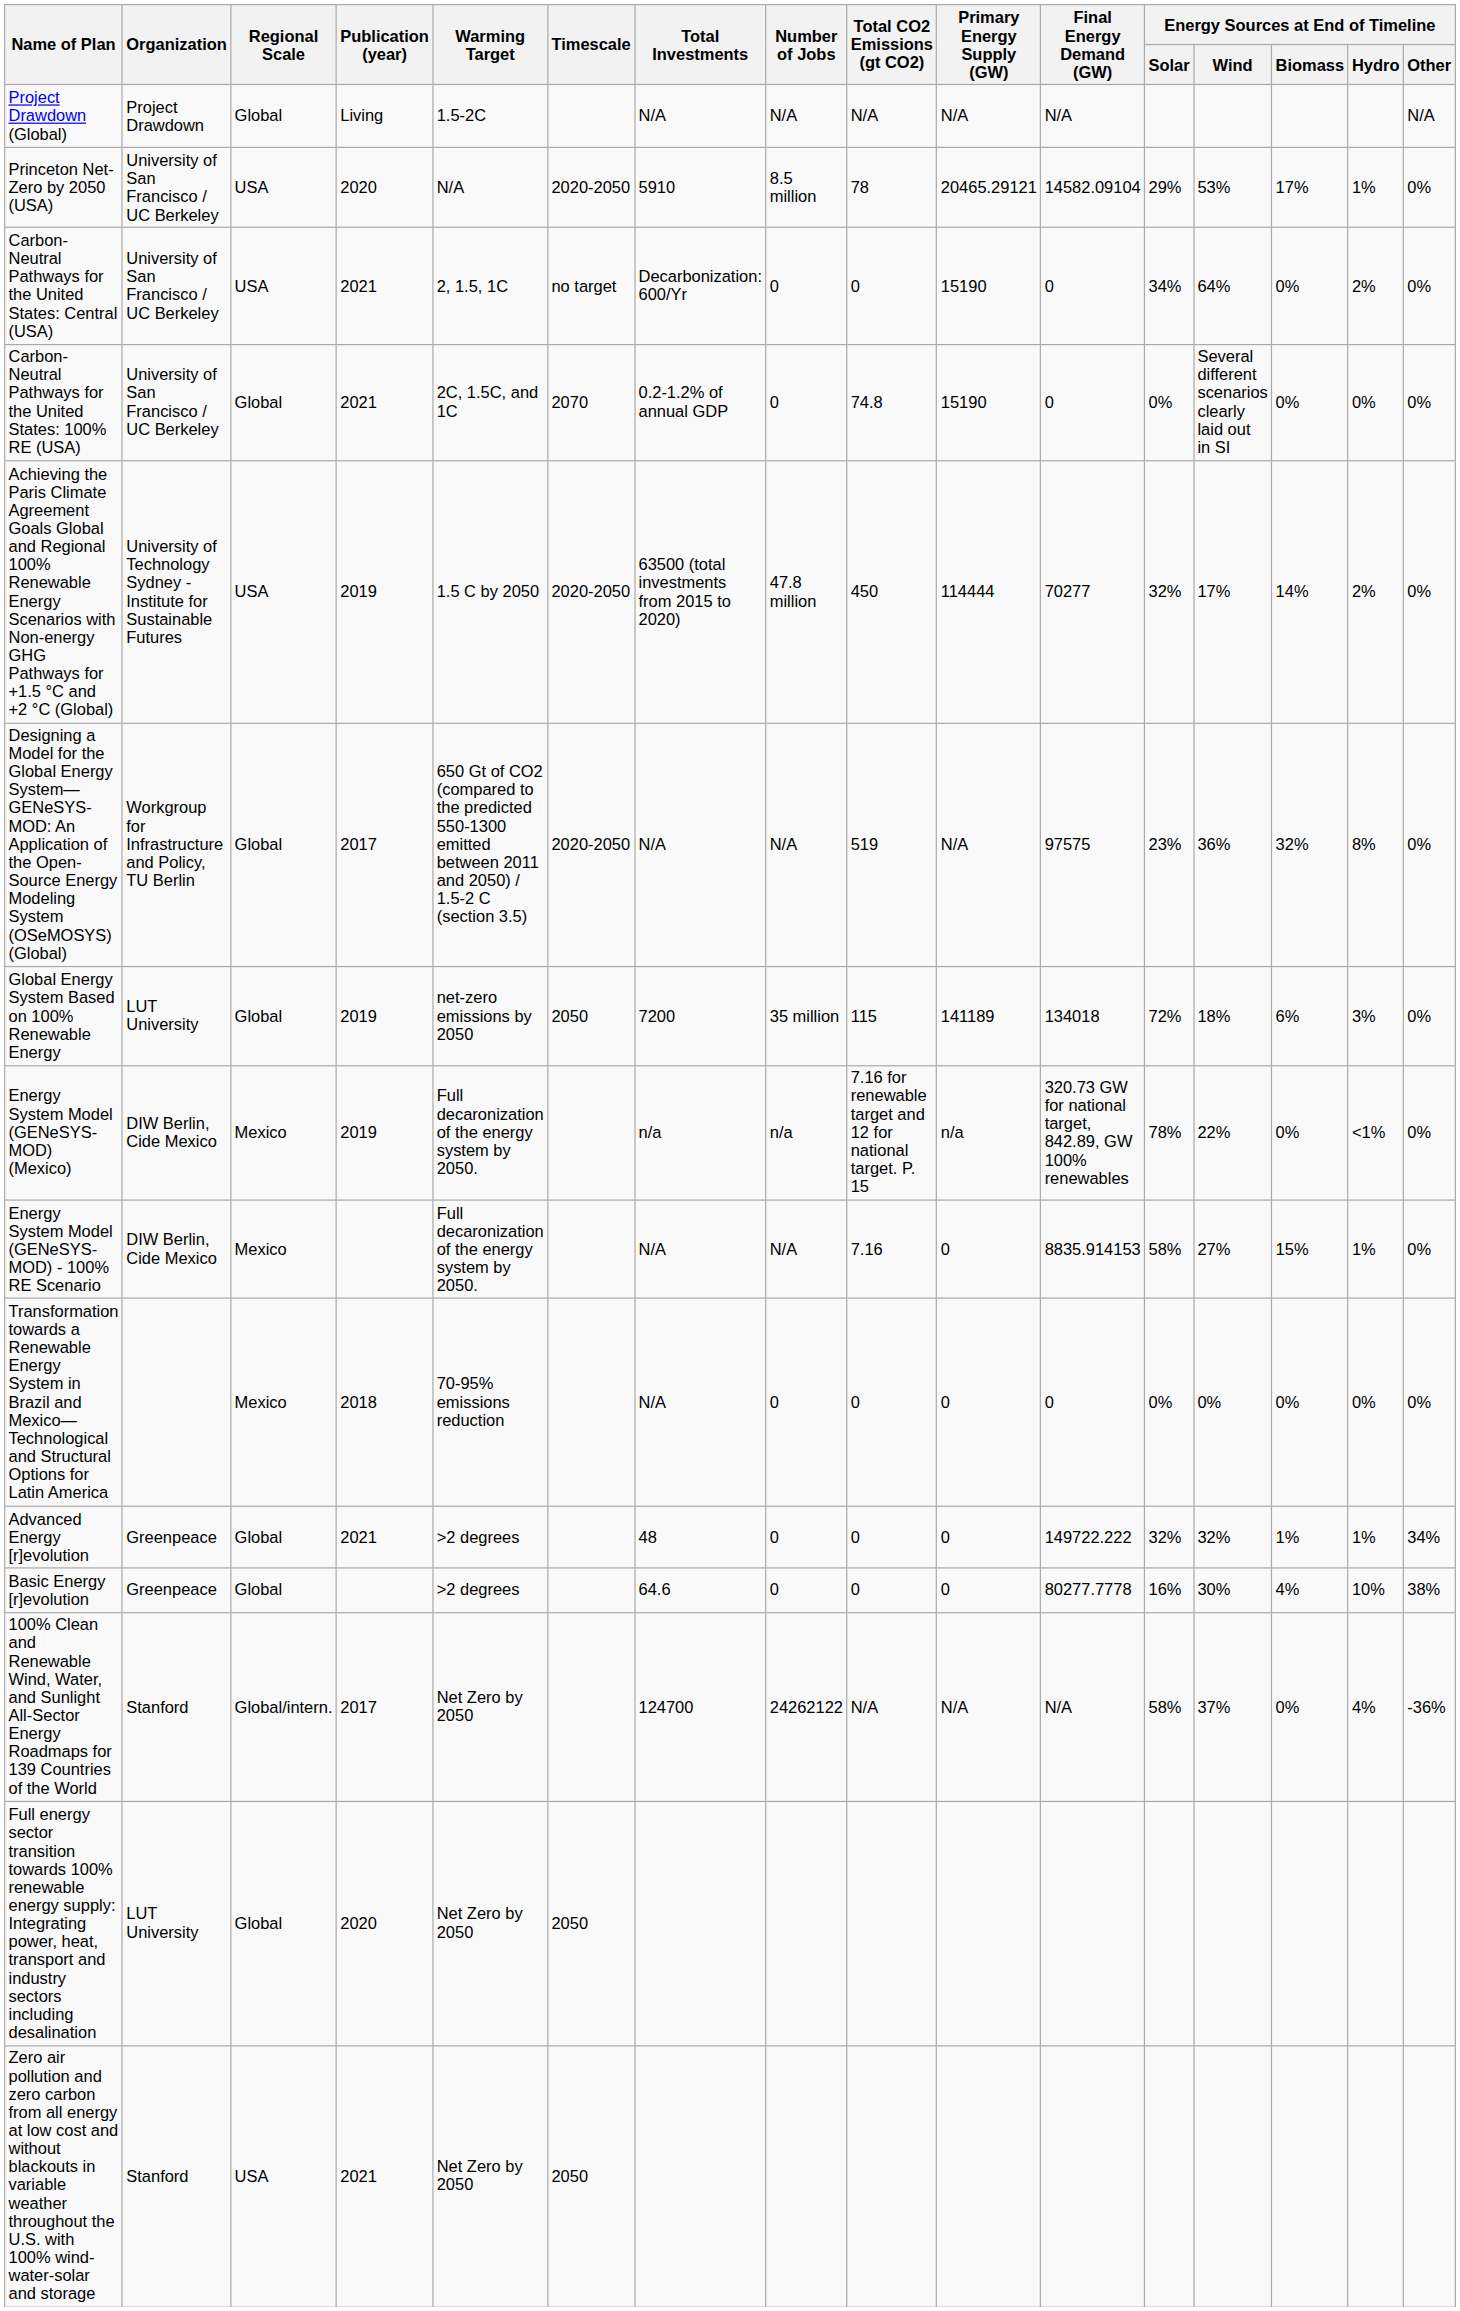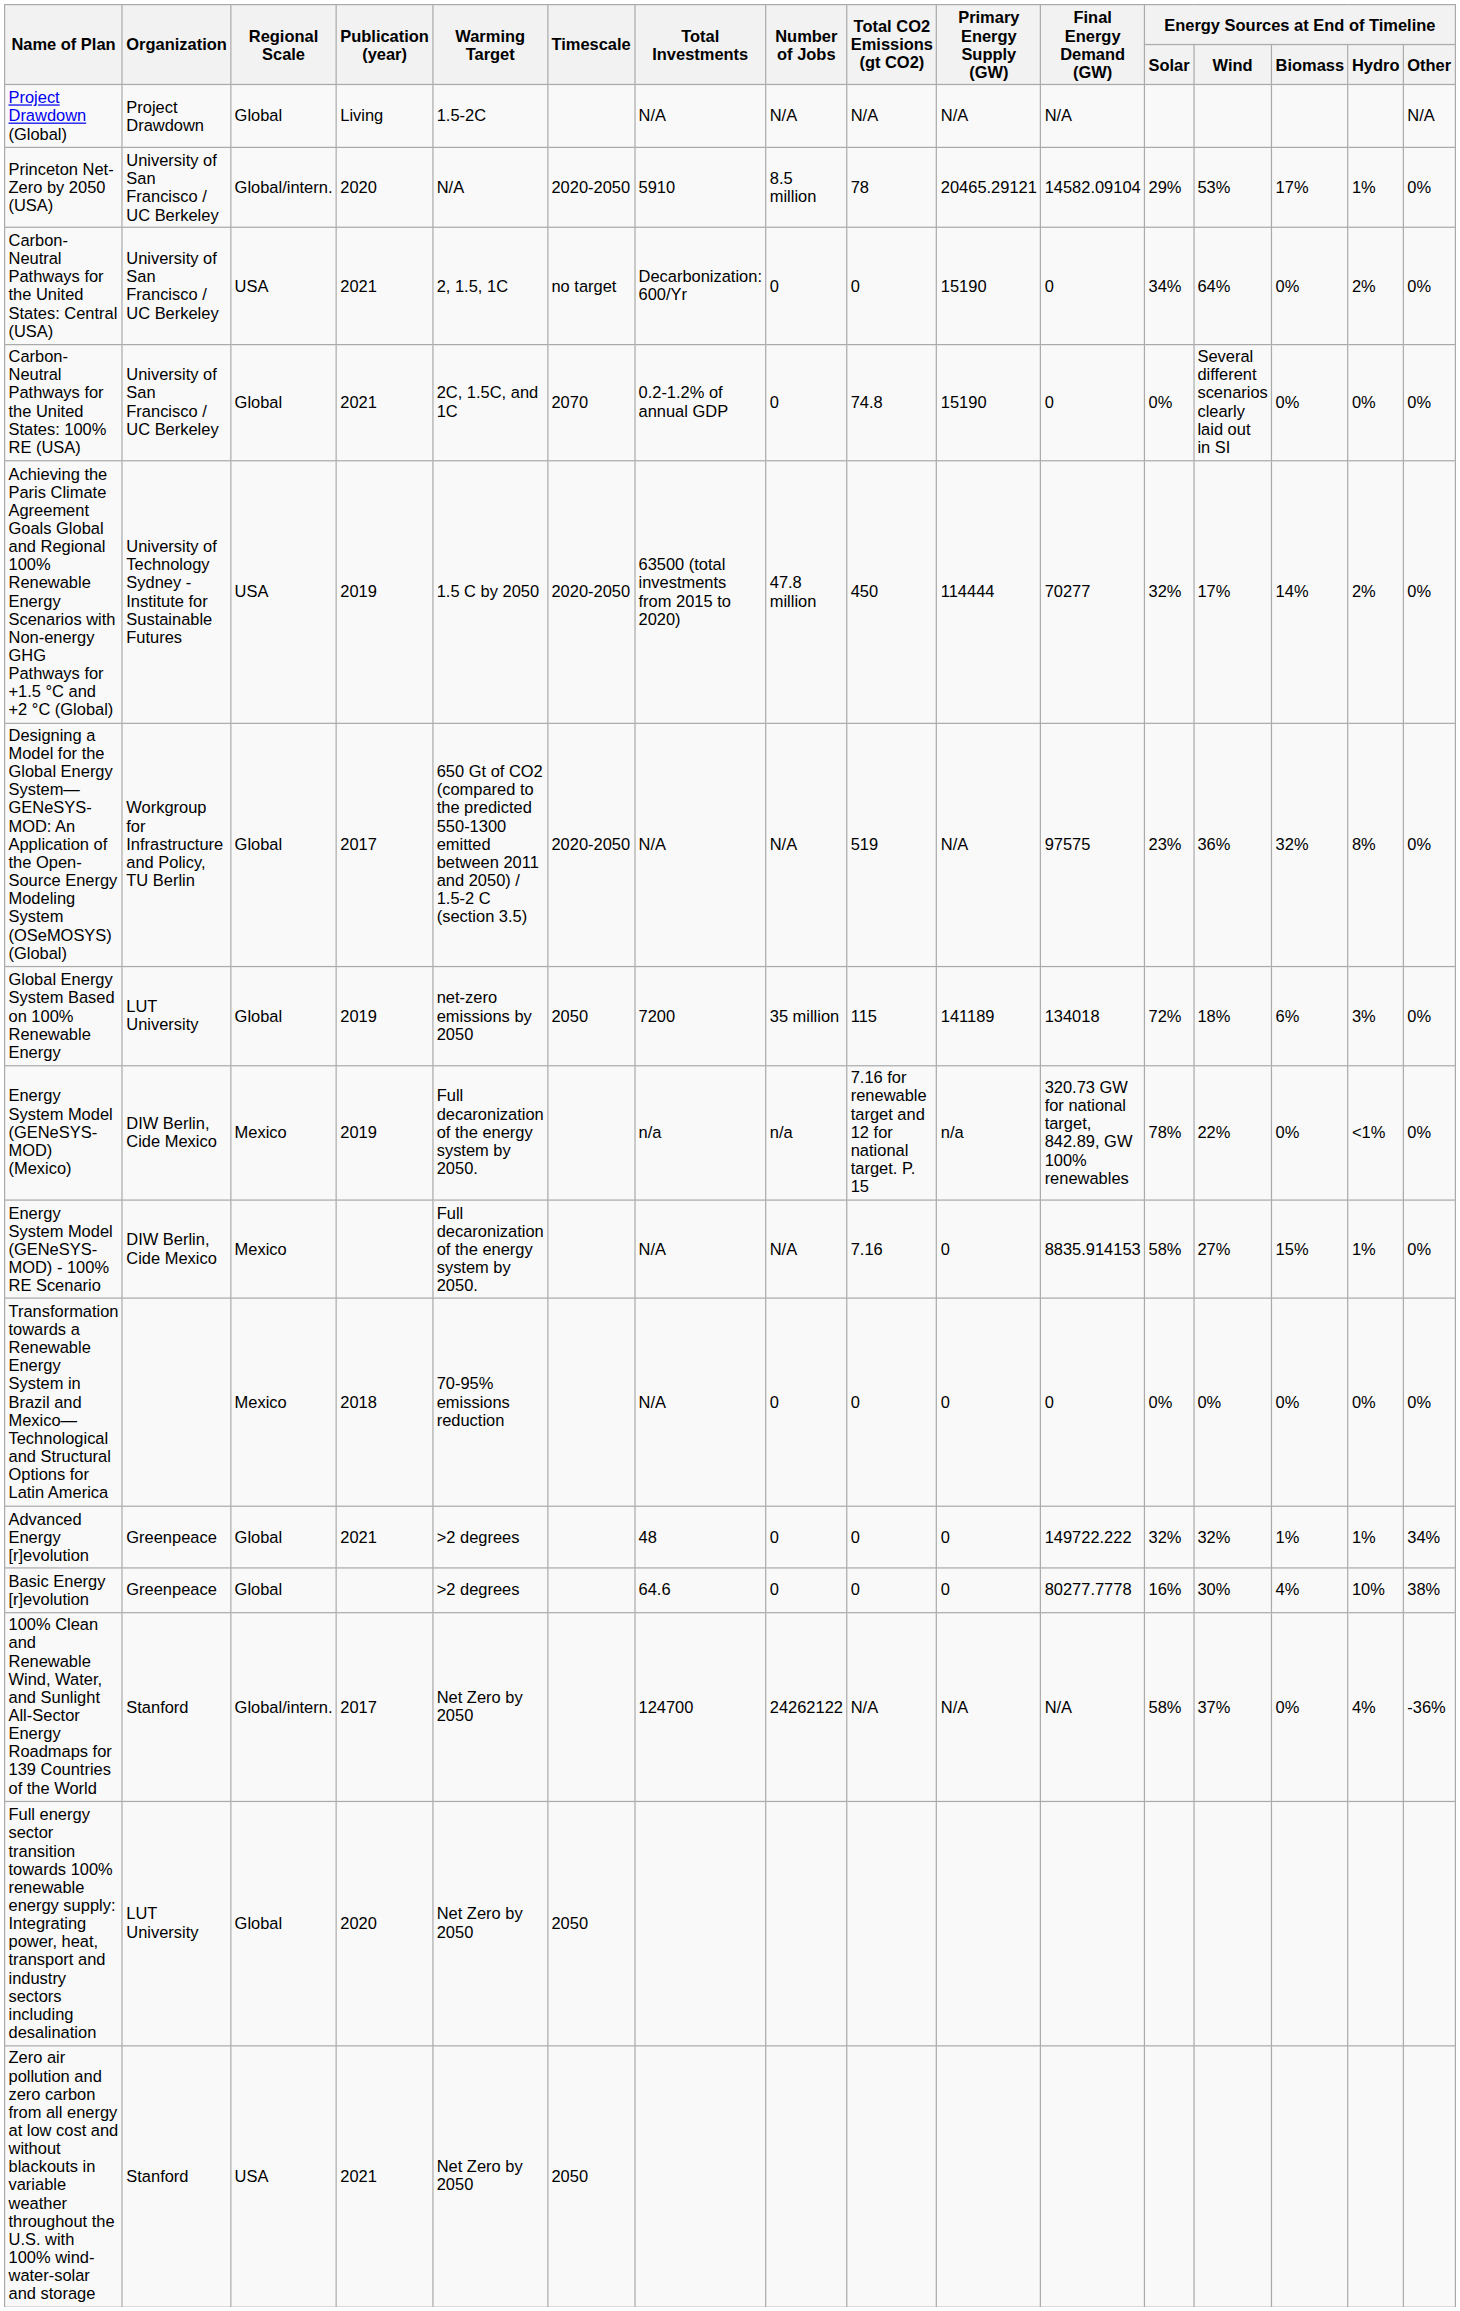(252, 187) USA -> (284, 187) Global/intern.
